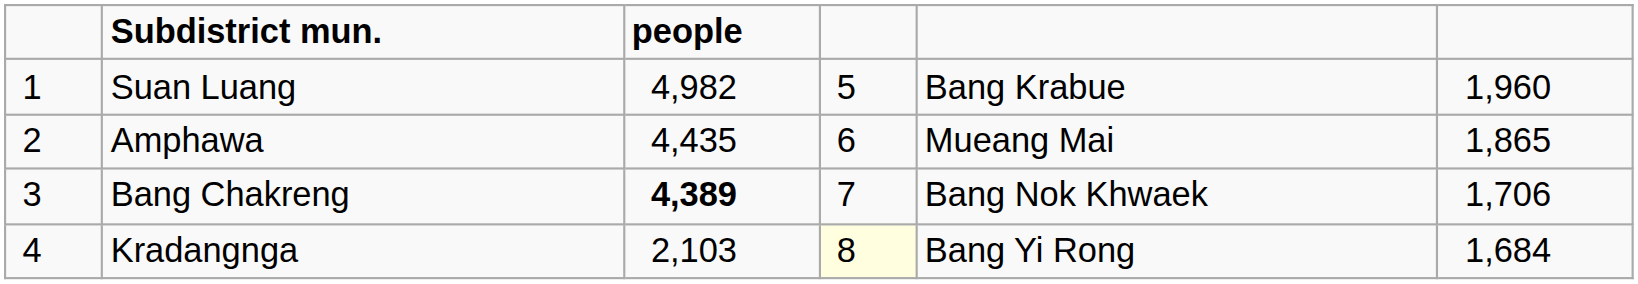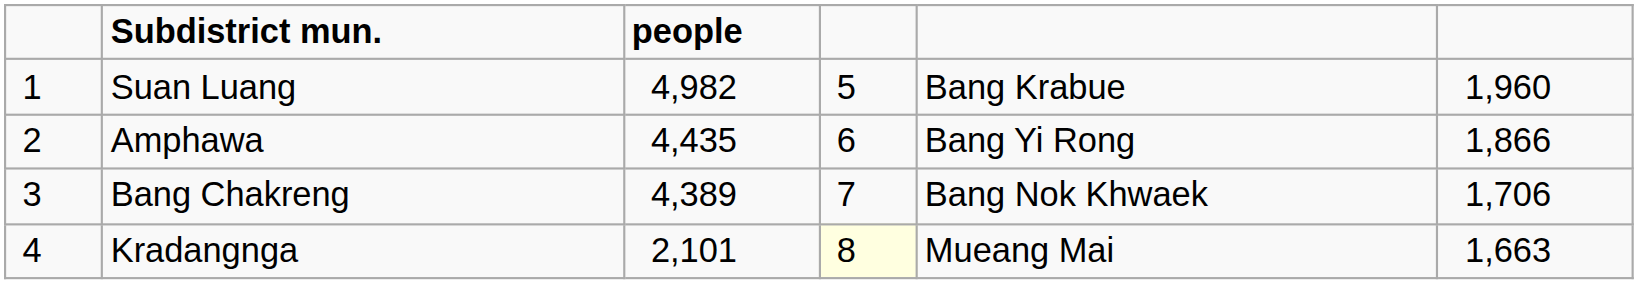(1019, 140) Mueang Mai -> (1030, 140) Bang Yi Rong
(1499, 140) 1,865 -> (1499, 140) 1,866
(684, 195) bold -> (684, 195) normal
(684, 250) 2,103 -> (684, 250) 2,101
(1030, 250) Bang Yi Rong -> (1019, 250) Mueang Mai
(1499, 250) 1,684 -> (1499, 250) 1,663
